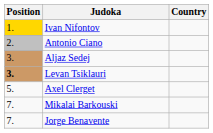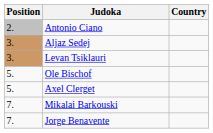- row: (72, 27)
(10, 74) bold -> (10, 58) normal
+ row: (68, 74)
